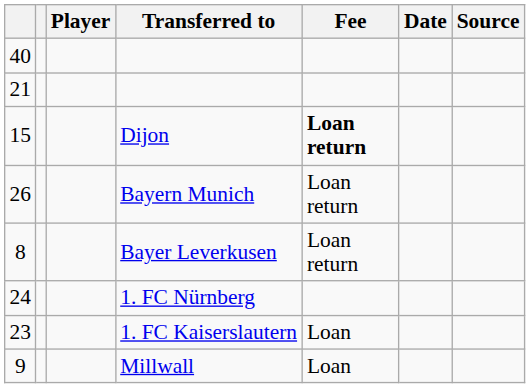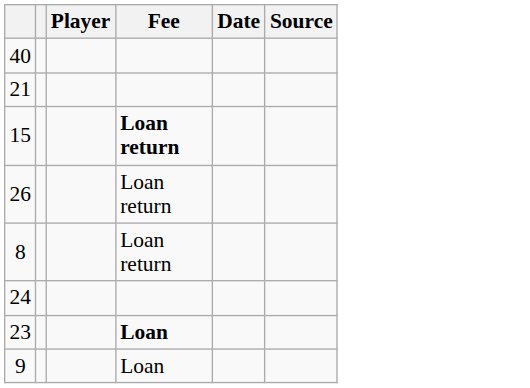- column: (209, 21)
(329, 331) normal -> (144, 331) bold
